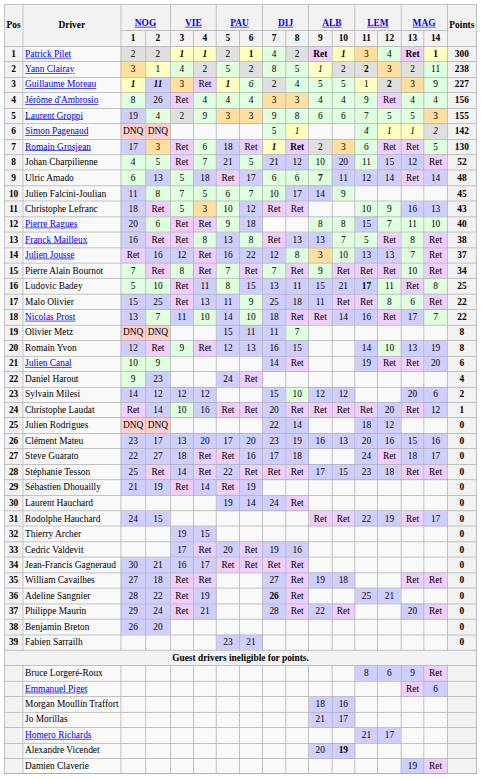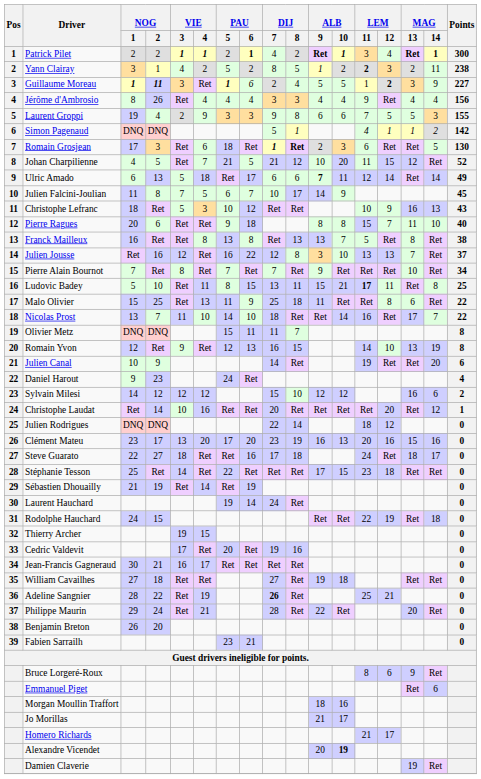(462, 177) 48 -> (462, 177) 49
(413, 394) 20 -> (413, 394) 16
(436, 518) 17 -> (436, 518) 18
